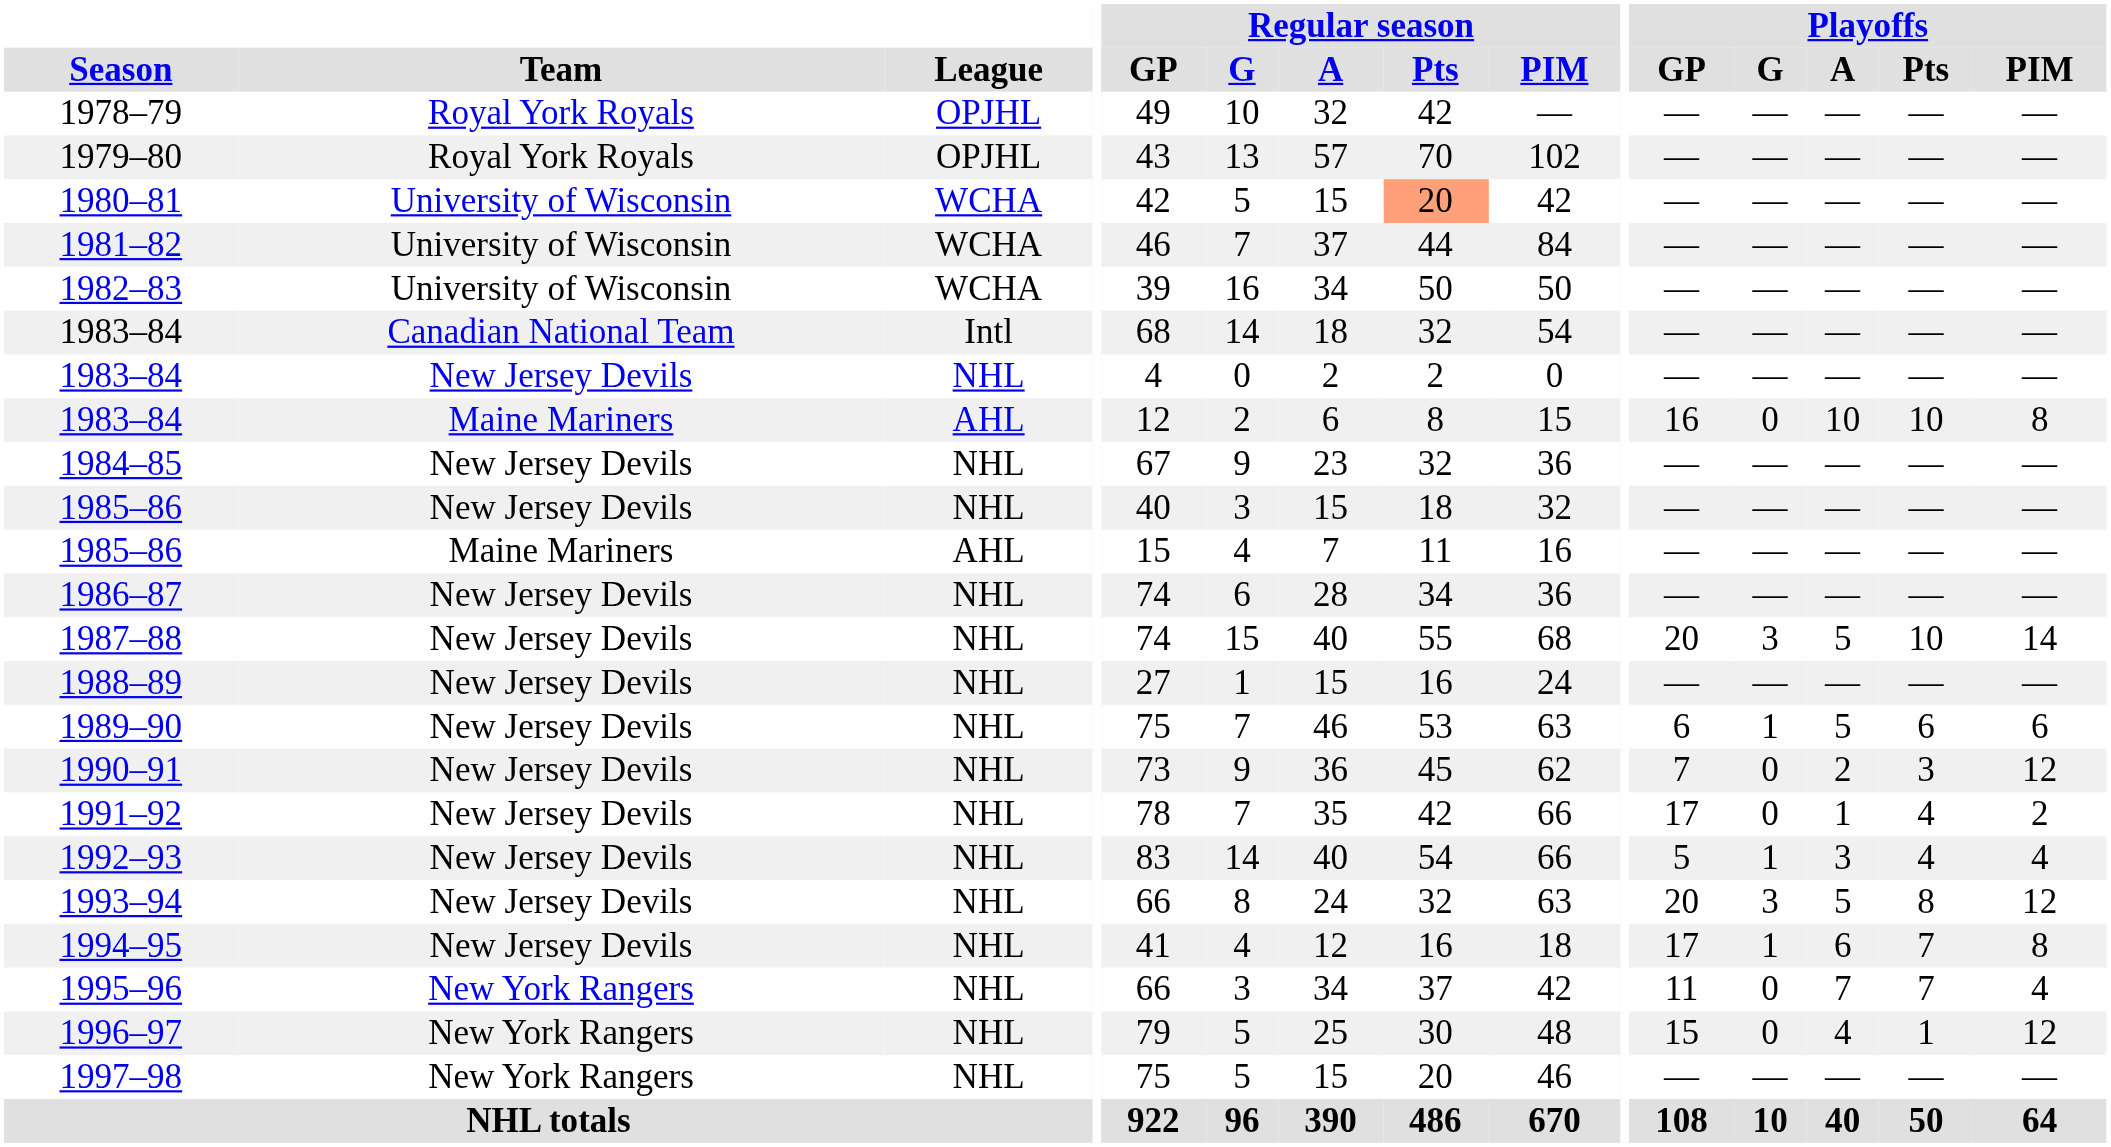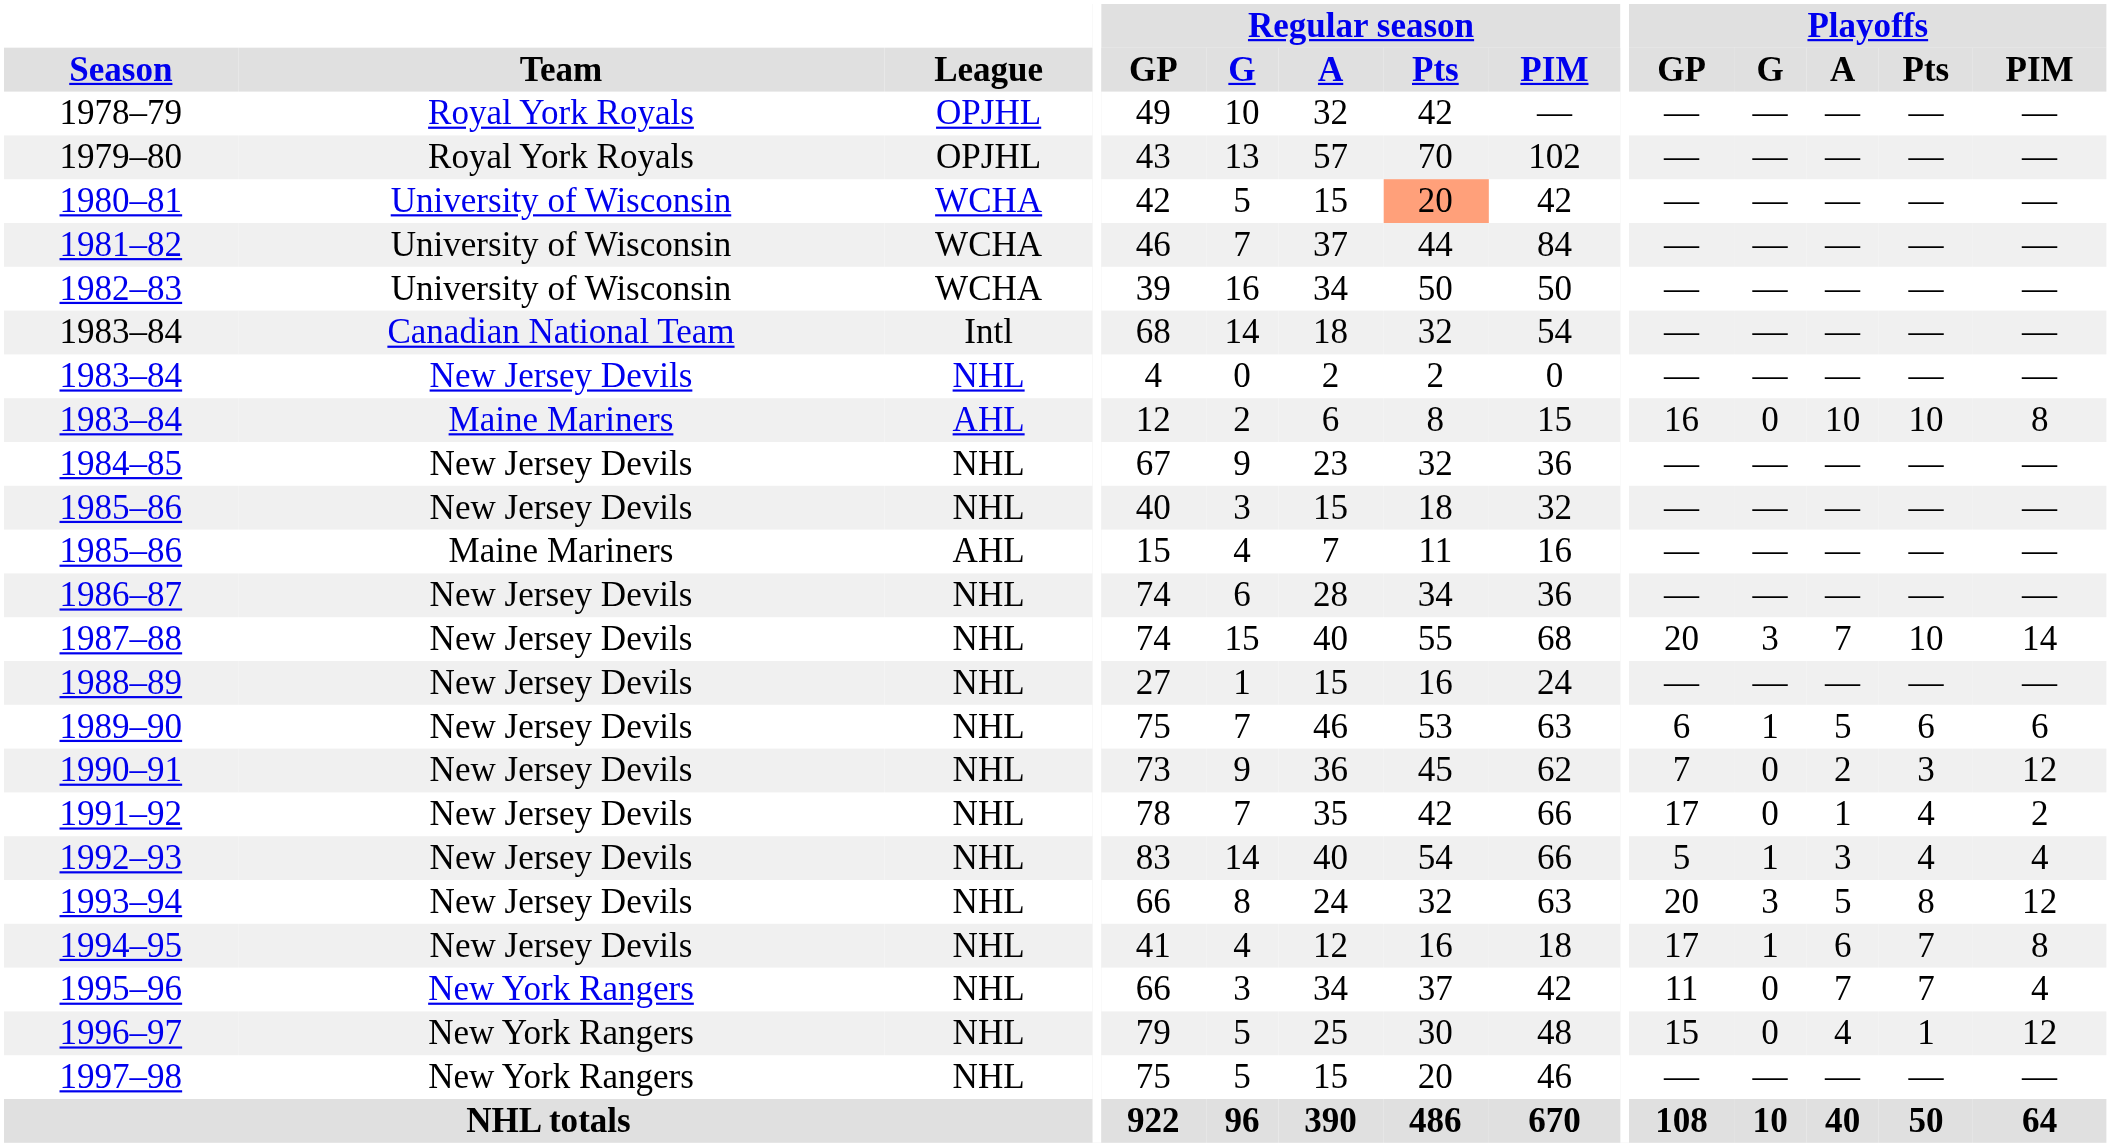(1843, 638) 5 -> (1843, 638) 7
